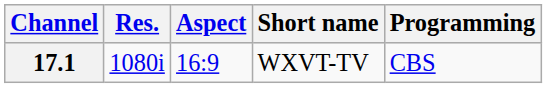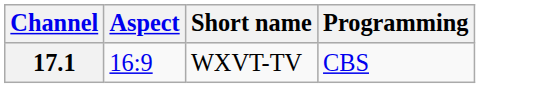- column: (137, 23)
